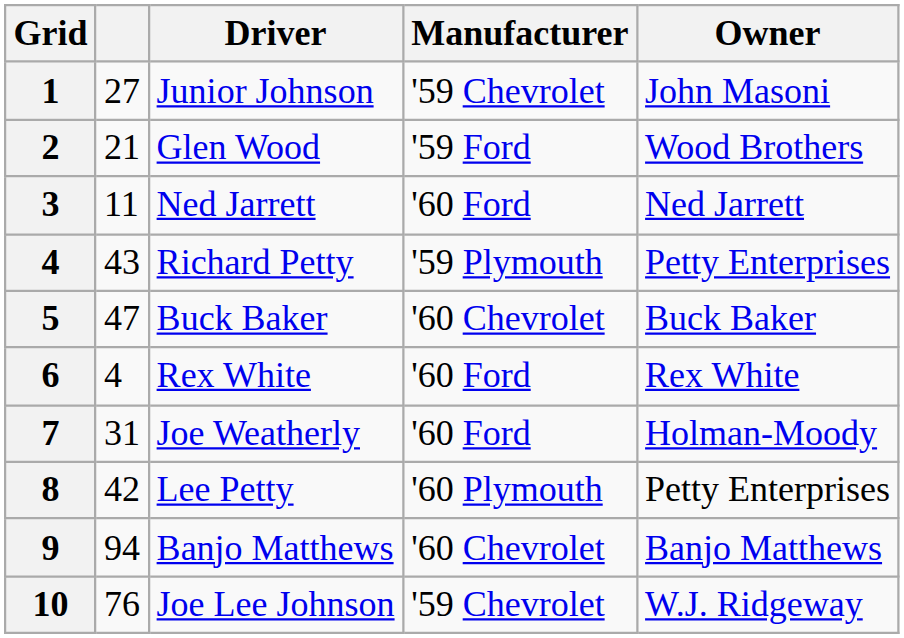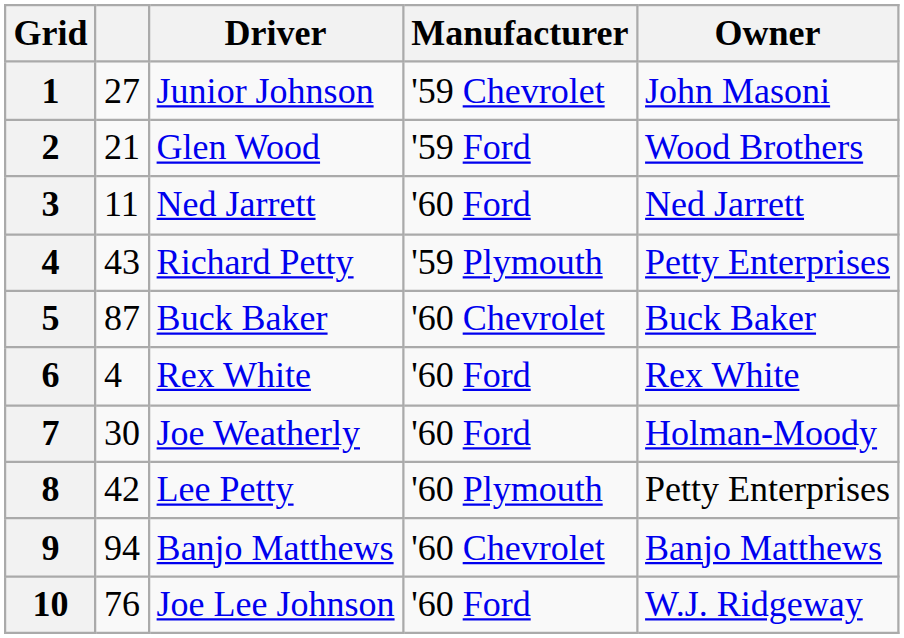(122, 318) 47 -> (122, 318) 87
(122, 432) 31 -> (122, 432) 30
(508, 603) '59 Chevrolet -> (471, 603) '60 Ford
